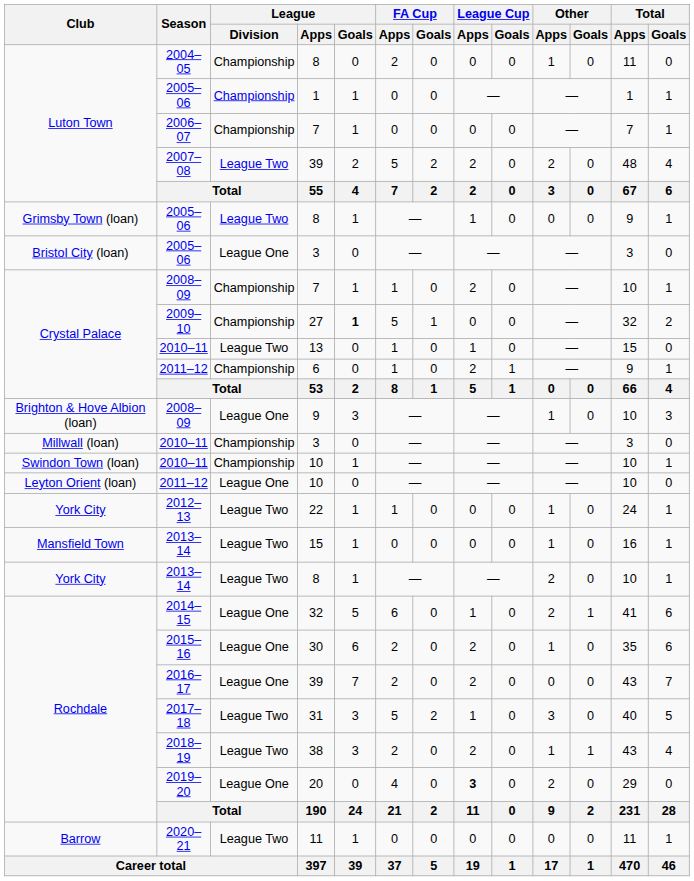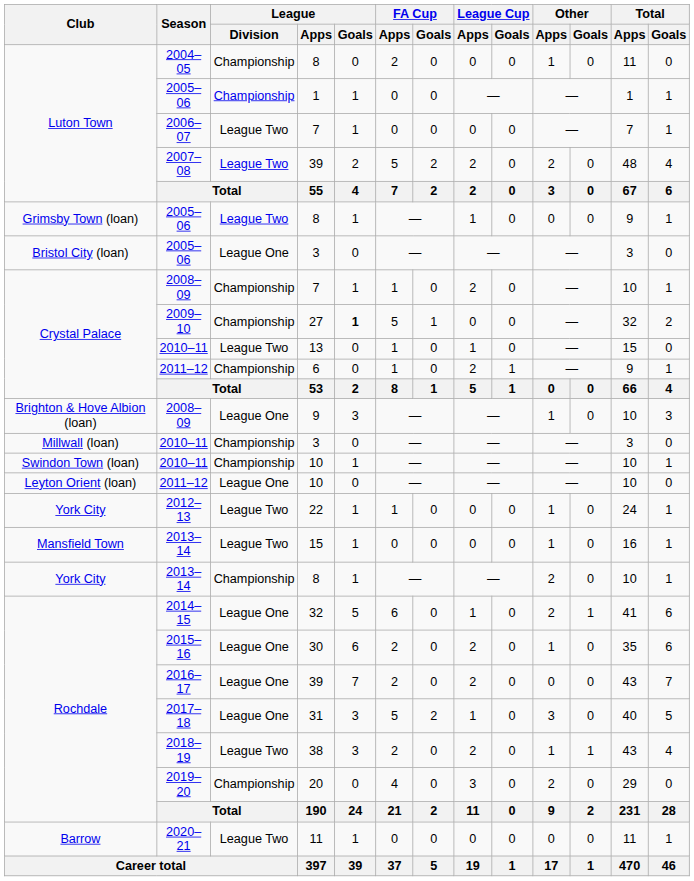(254, 130) Championship -> (254, 130) League Two
(254, 578) League Two -> (254, 578) Championship
(254, 716) League Two -> (254, 716) League One
(254, 784) League One -> (254, 784) Championship
(473, 784) bold -> (473, 784) normal
